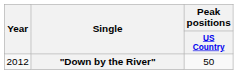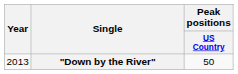(18, 61) 2012 -> (18, 61) 2013
